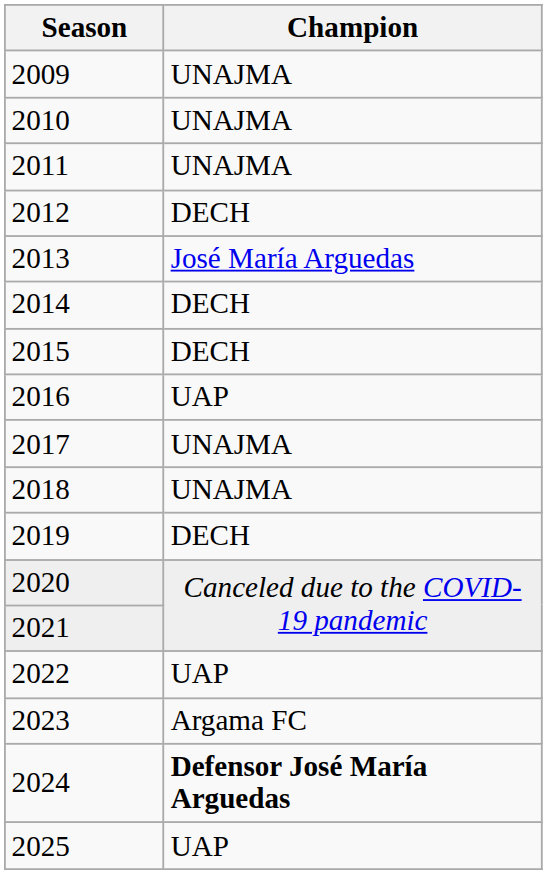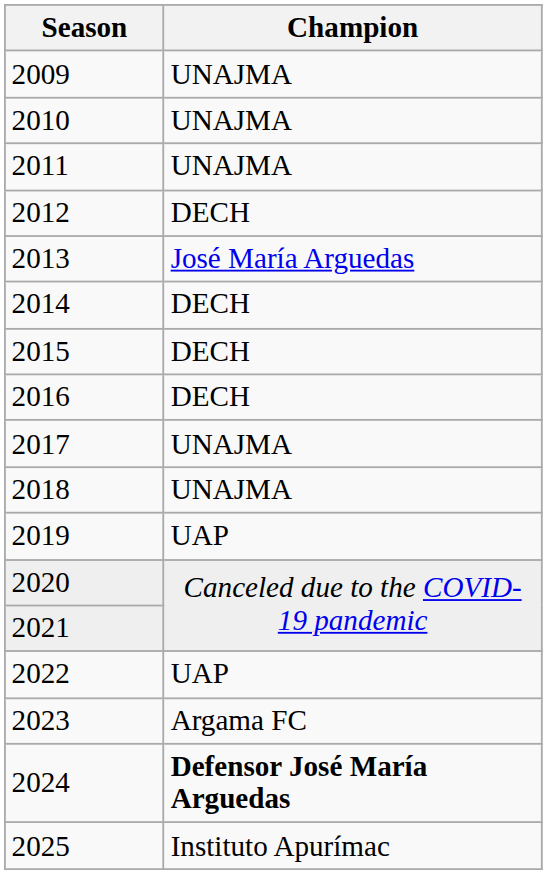(200, 397) UAP -> (210, 397) DECH
(210, 535) DECH -> (200, 535) UAP
(200, 845) UAP -> (280, 845) Instituto Apurímac
